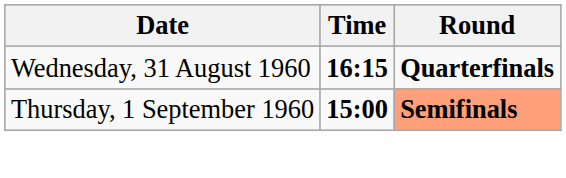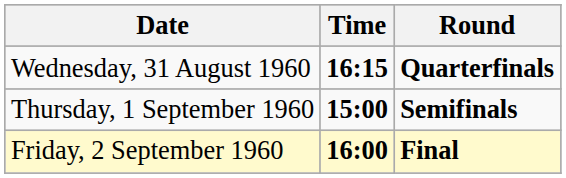(459, 109) lightsalmon background -> (459, 109) no background
+ row: (147, 151)
